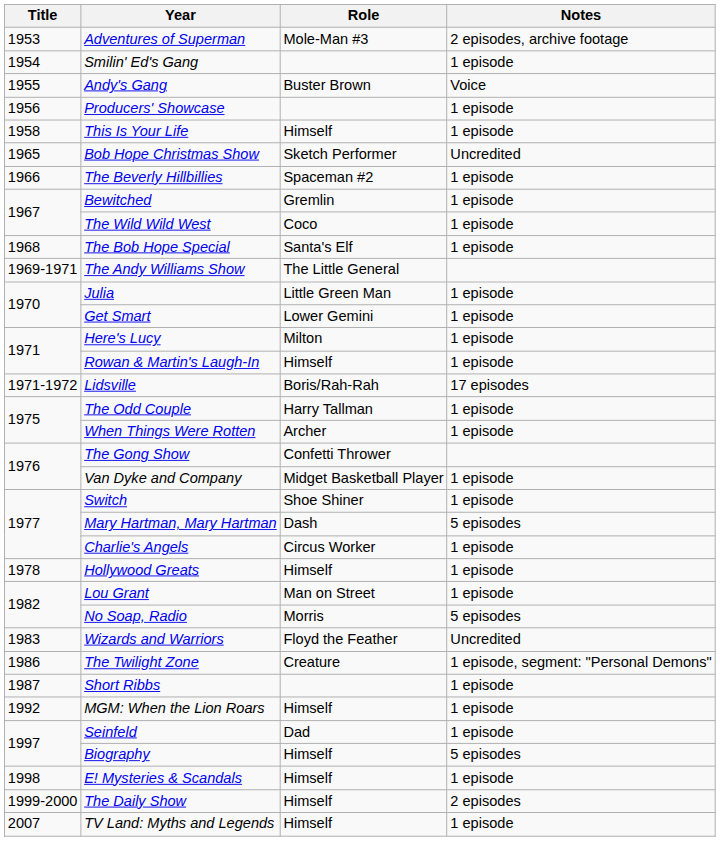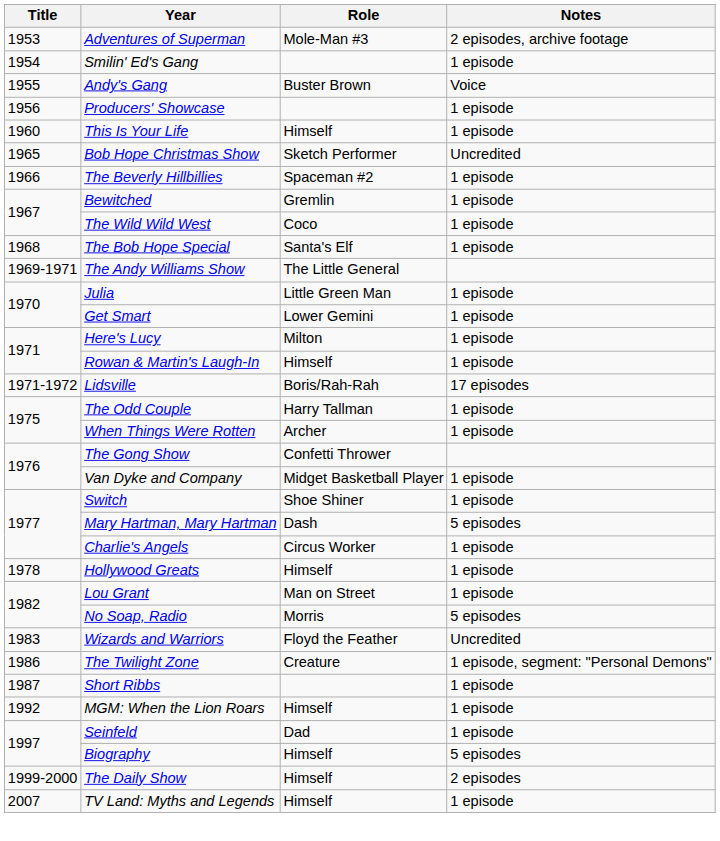(24, 131) 1958 -> (24, 131) 1960
- row: (163, 778)
